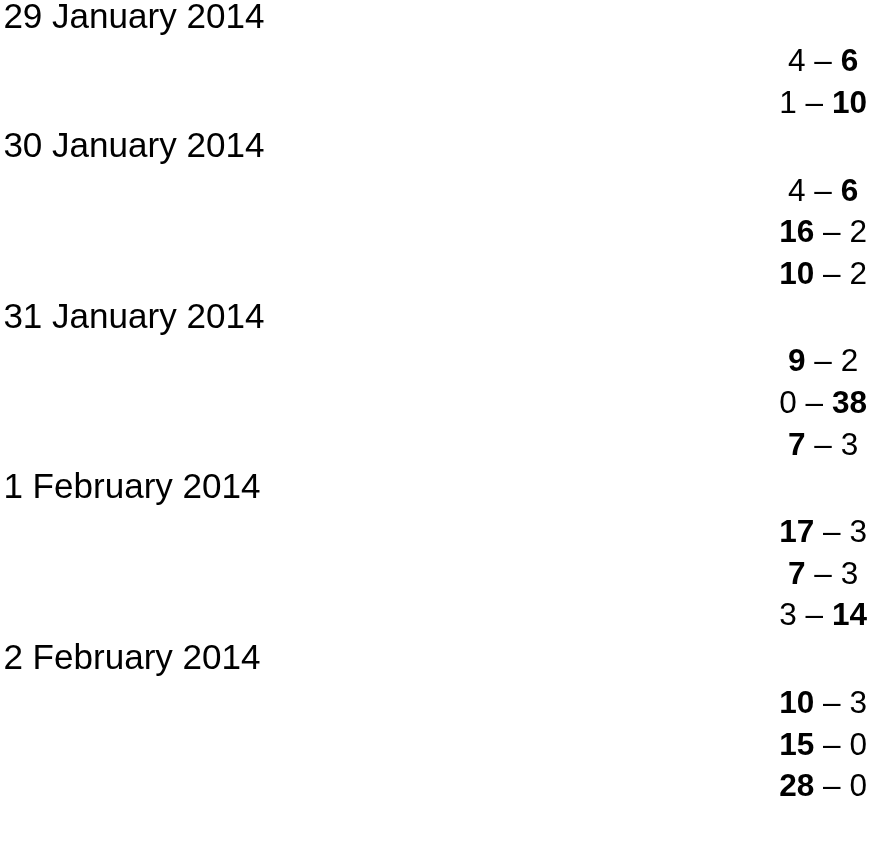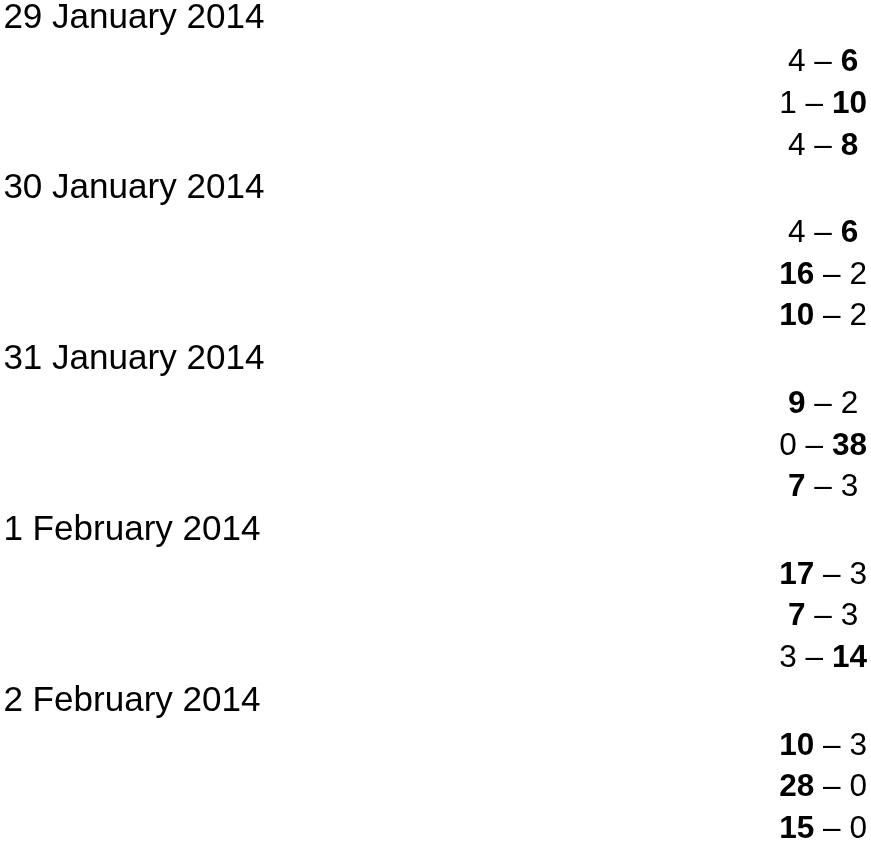+ row: (339, 144)
rows swapped: (339, 785) <-> (339, 744)
